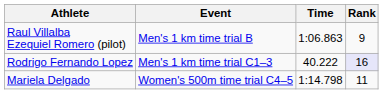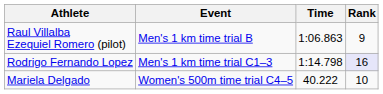(320, 62) 40.222 -> (321, 62) 1:14.798
(321, 80) 1:14.798 -> (320, 80) 40.222
(362, 80) 11 -> (362, 80) 10
